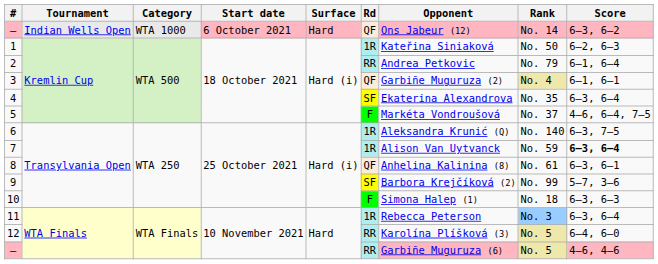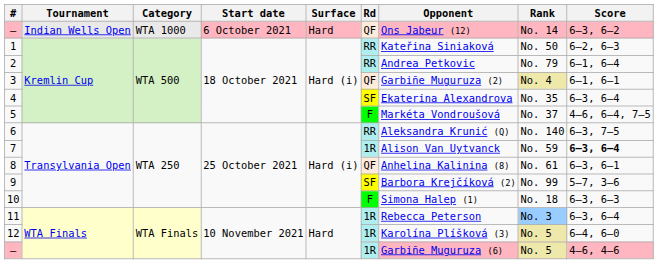(370, 47) 1R -> (370, 47) RR
(370, 132) 1R -> (370, 132) RR
(370, 233) RR -> (370, 233) 1R
(370, 250) RR -> (370, 250) 1R
